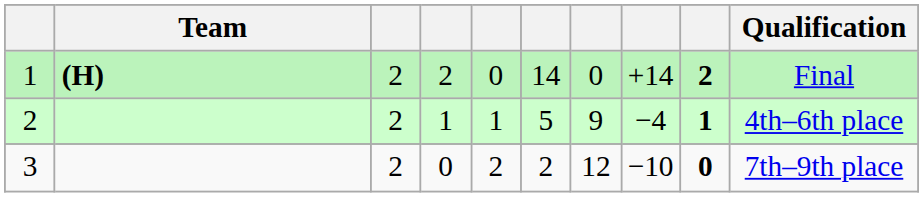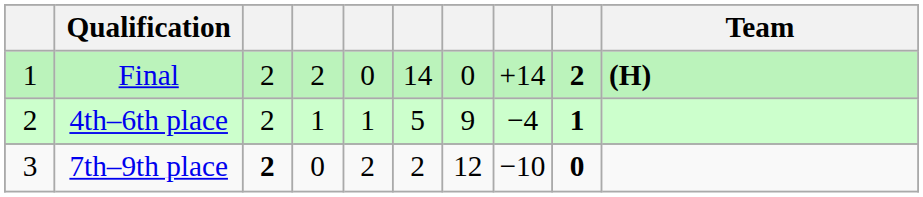columns swapped: (213, 27) <-> (824, 27)
(396, 167) normal -> (267, 167) bold
